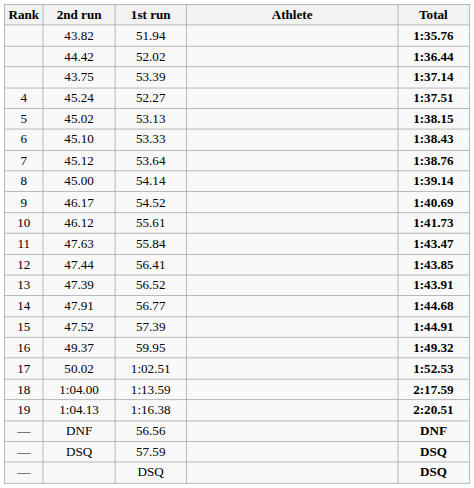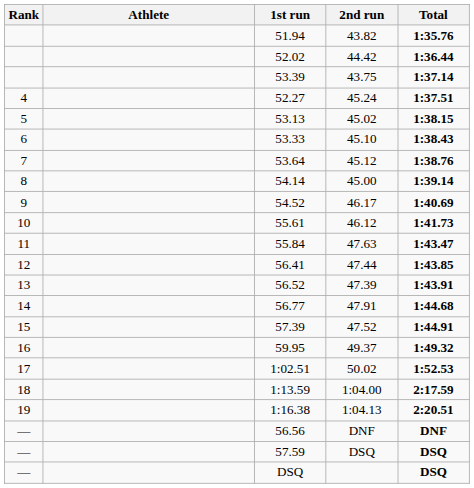columns swapped: (292, 14) <-> (79, 14)
